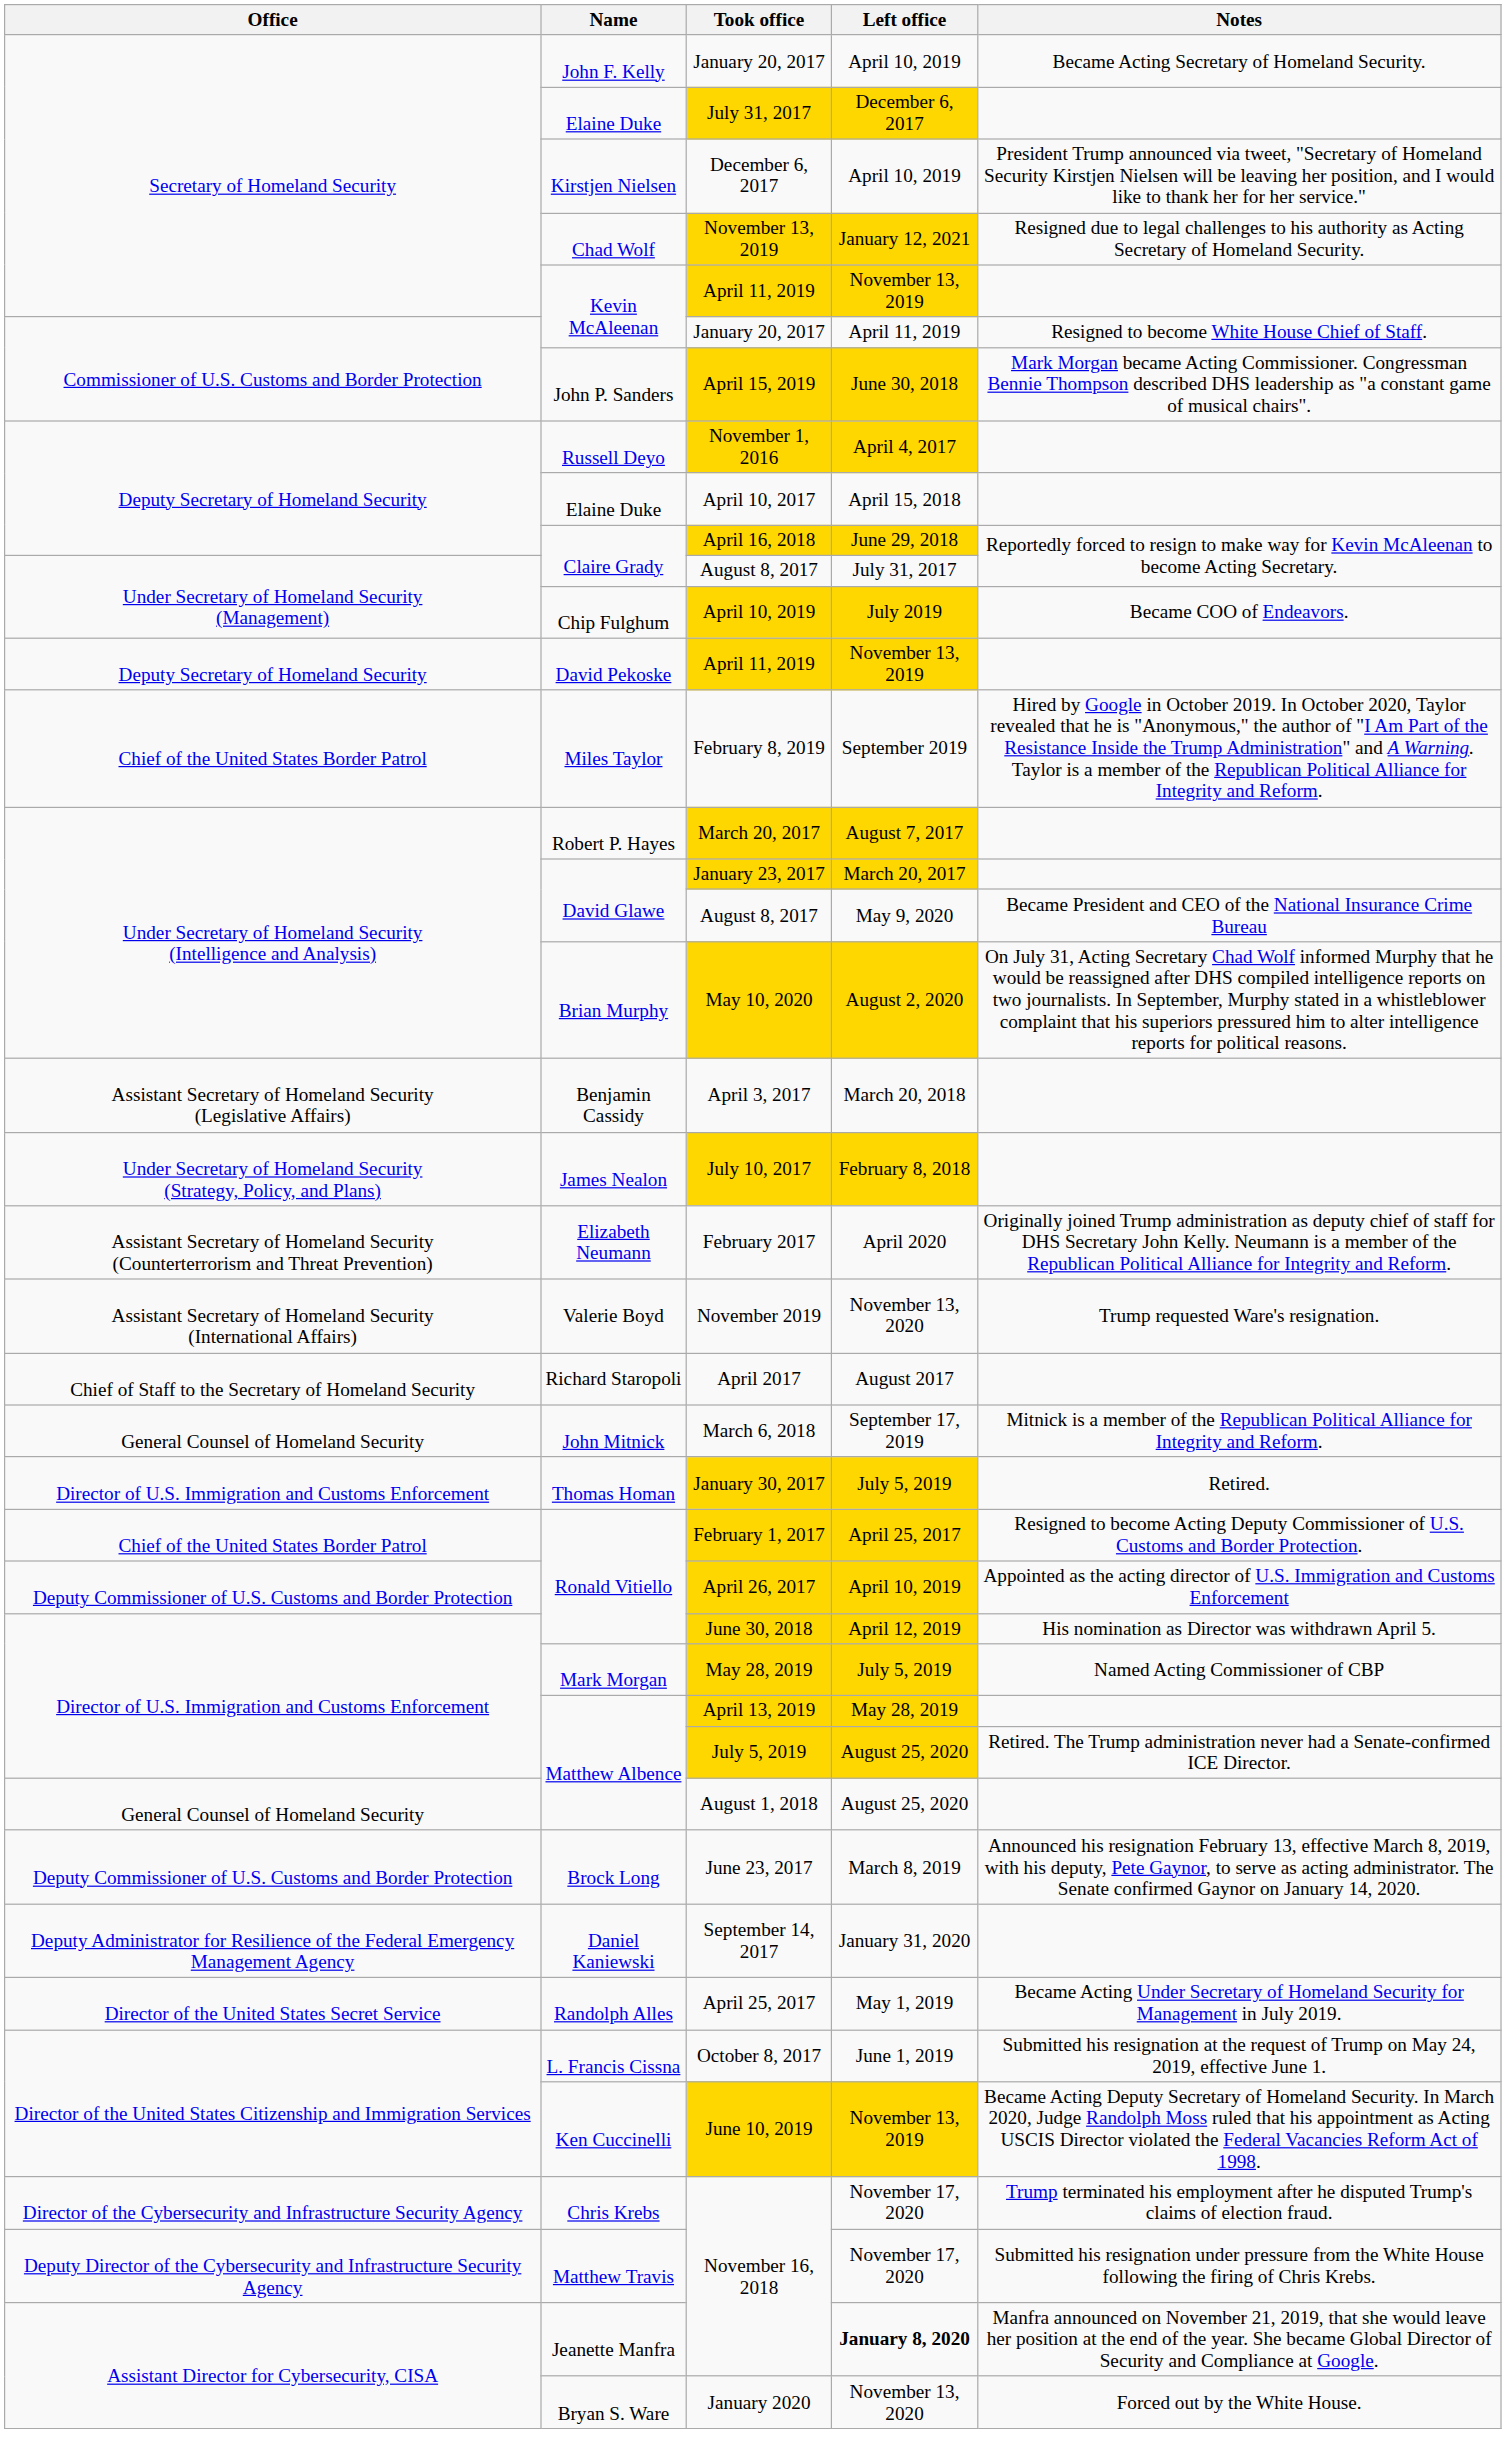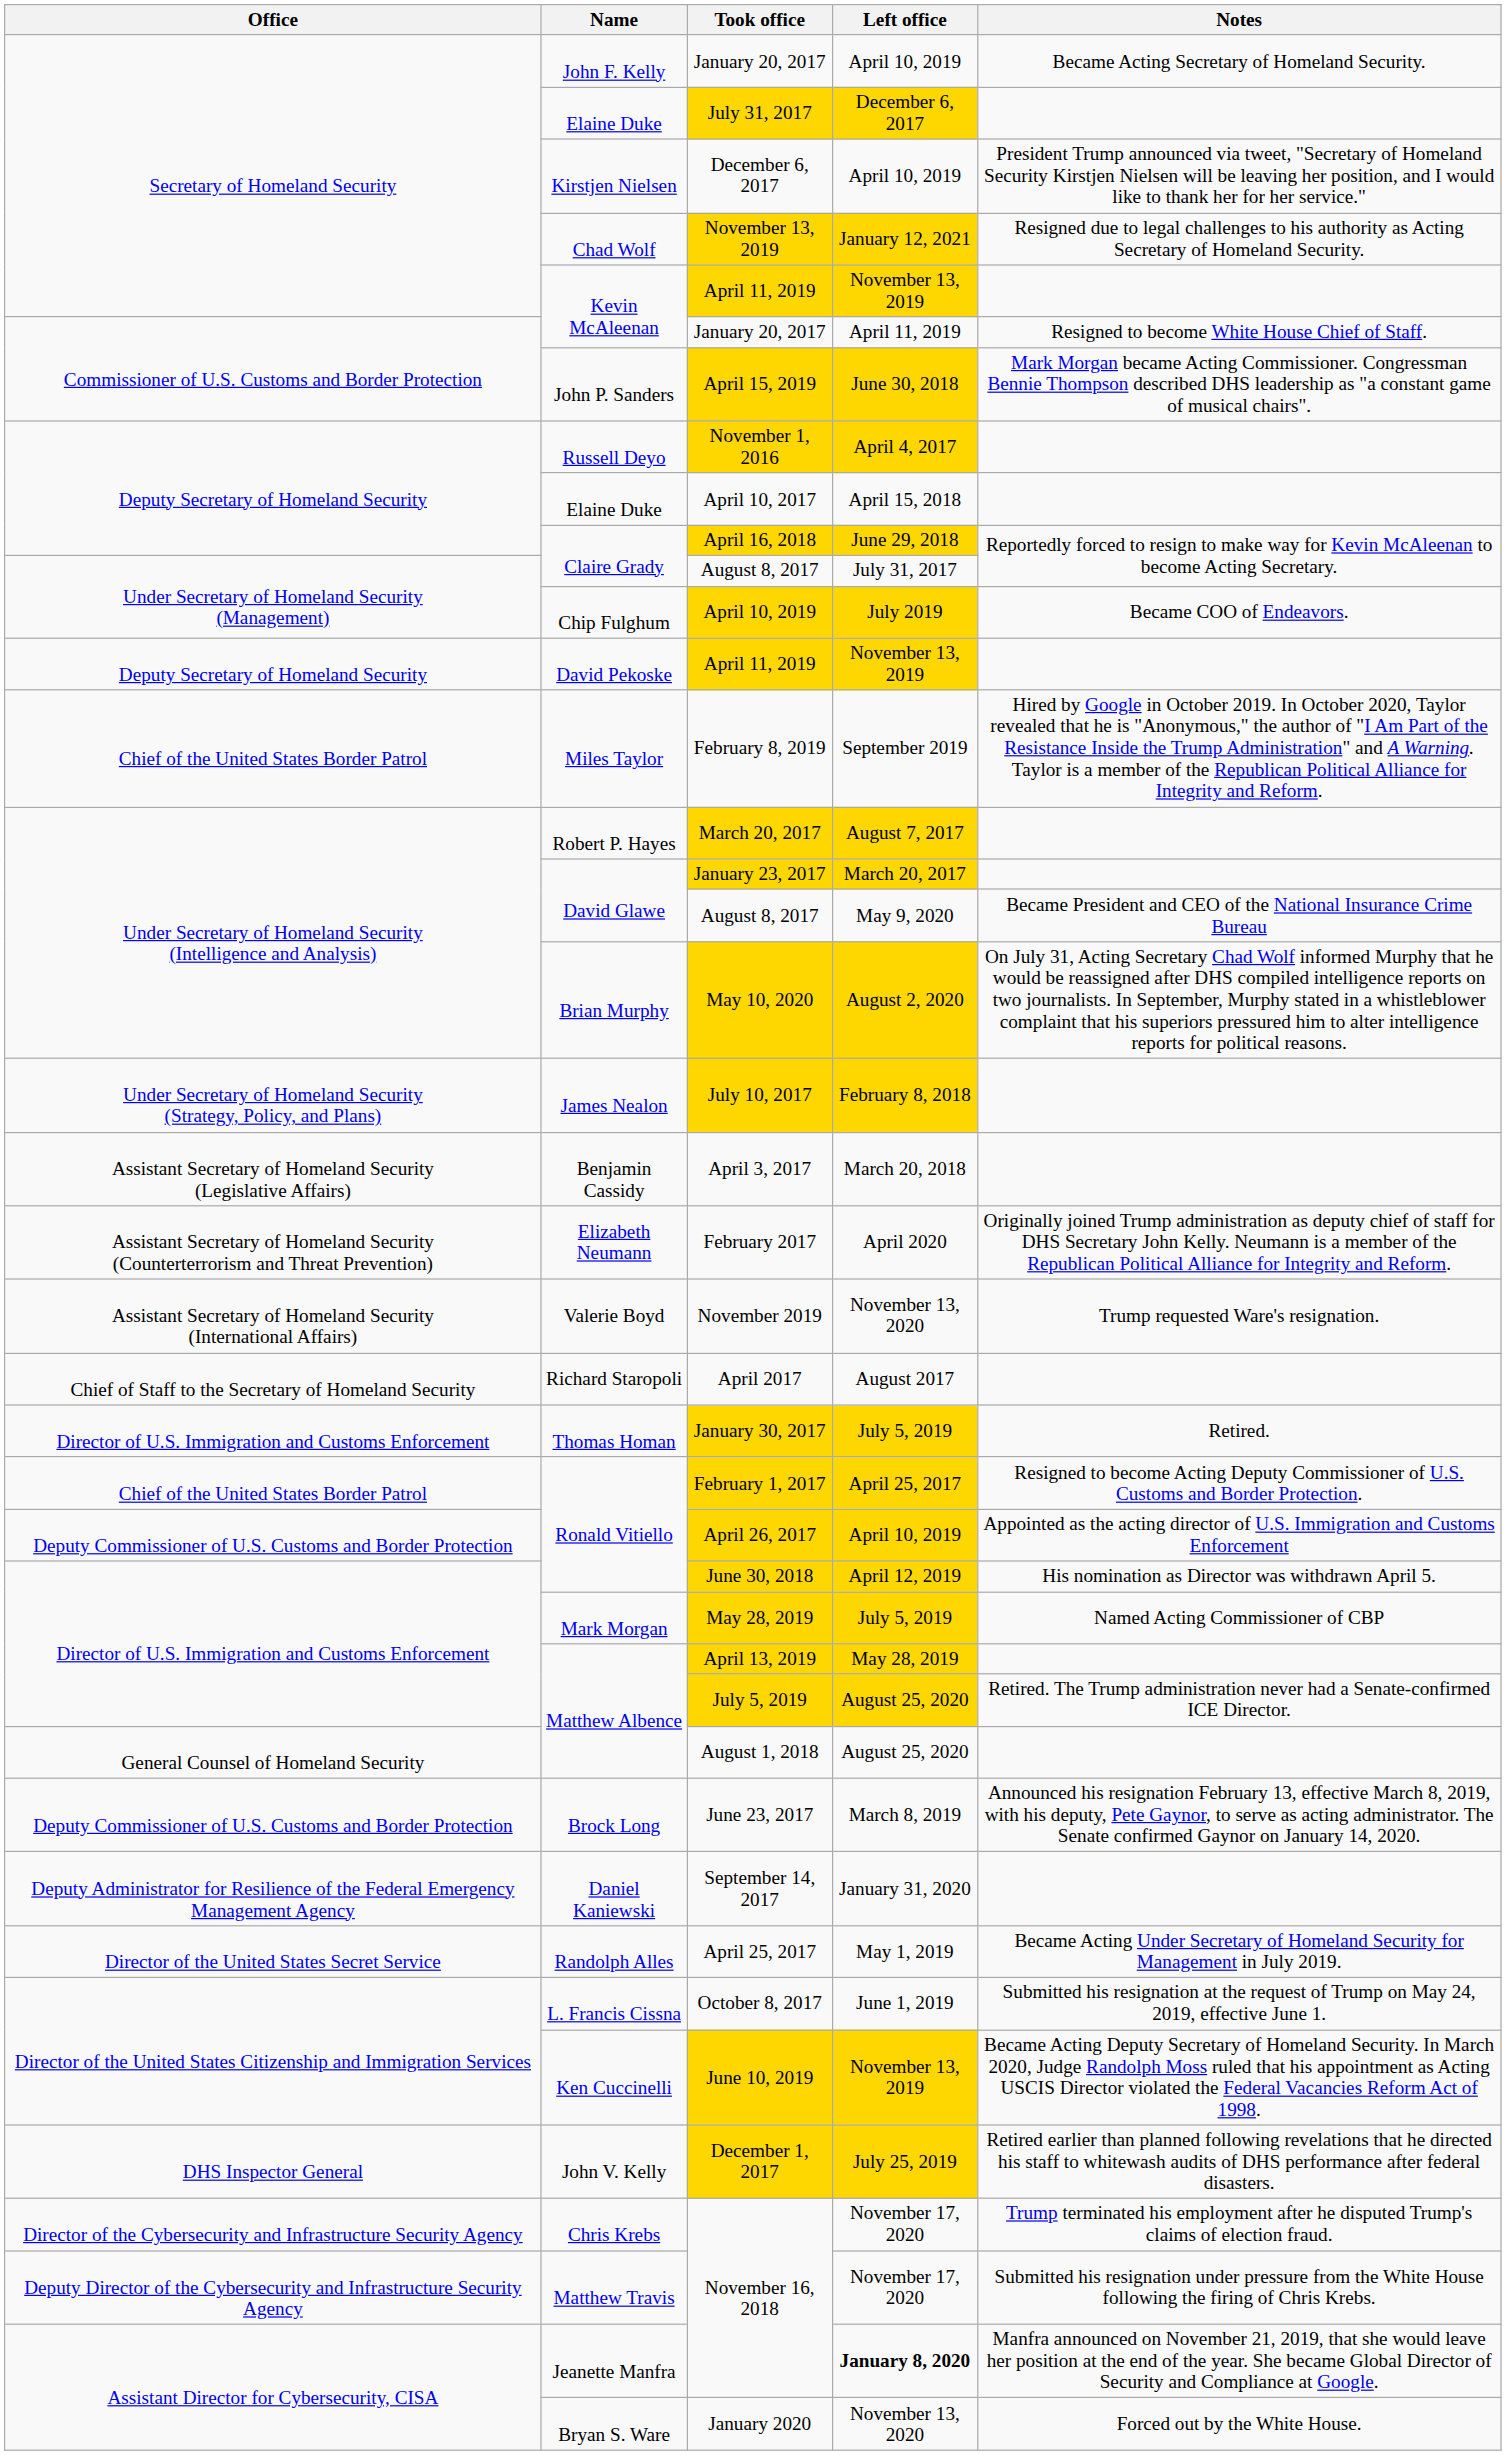rows swapped: (613, 1179) <-> (613, 1105)
- row: (613, 1441)
+ row: (614, 2172)
